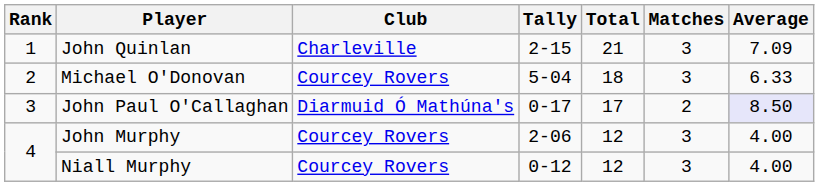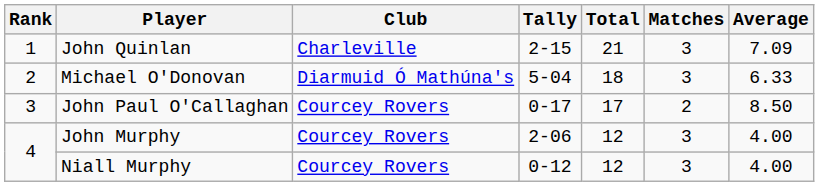(373, 78) Courcey Rovers -> (406, 78) Diarmuid Ó Mathúna's
(406, 108) Diarmuid Ó Mathúna's -> (373, 108) Courcey Rovers
(771, 108) lavender background -> (771, 108) no background
